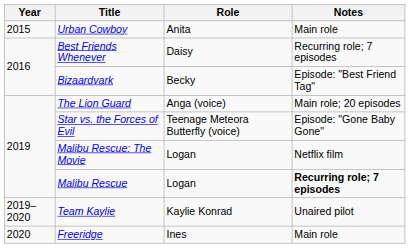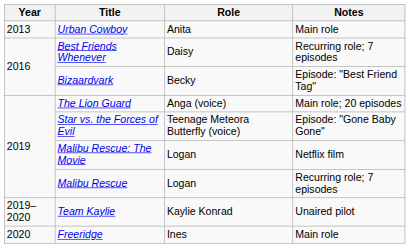(19, 29) 2015 -> (19, 29) 2013
(337, 183) bold -> (334, 183) normal
